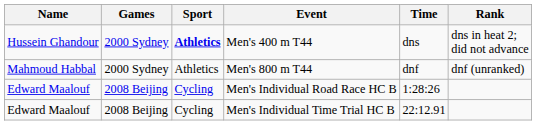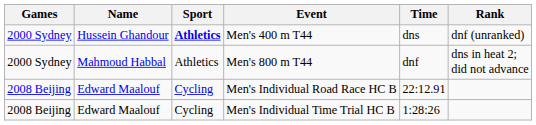columns swapped: (53, 14) <-> (137, 14)
(490, 42) dns in heat 2; did not advance -> (488, 35) dnf (unranked)
(488, 69) dnf (unranked) -> (490, 62) dns in heat 2; did not advance
(421, 89) 1:28:26 -> (424, 89) 22:12.91
(424, 110) 22:12.91 -> (421, 110) 1:28:26
